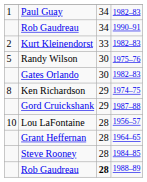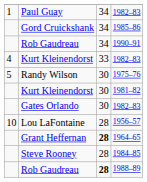+ row: (58, 28)
(9, 43) 2 -> (9, 59) 4
+ row: (57, 91)
- row: (53, 91)
- row: (58, 106)
(104, 138) normal -> (104, 138) bold
